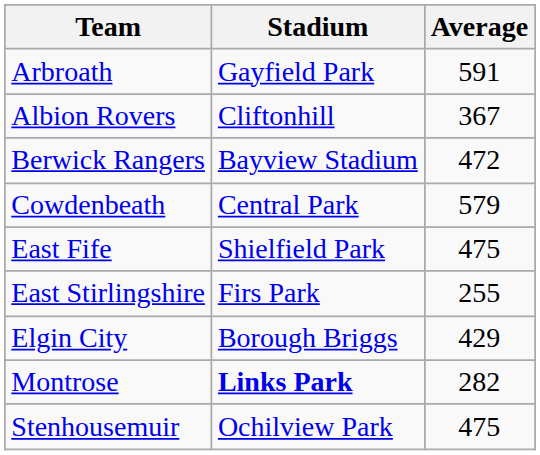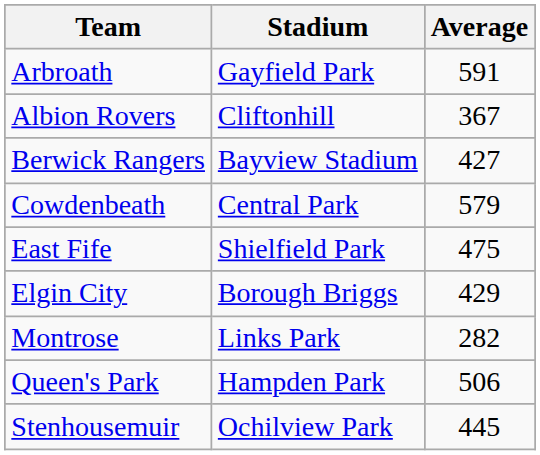(479, 159) 472 -> (479, 159) 427
- row: (108, 293)
(285, 381) bold -> (279, 337) normal
+ row: (85, 381)
(479, 426) 475 -> (479, 426) 445
